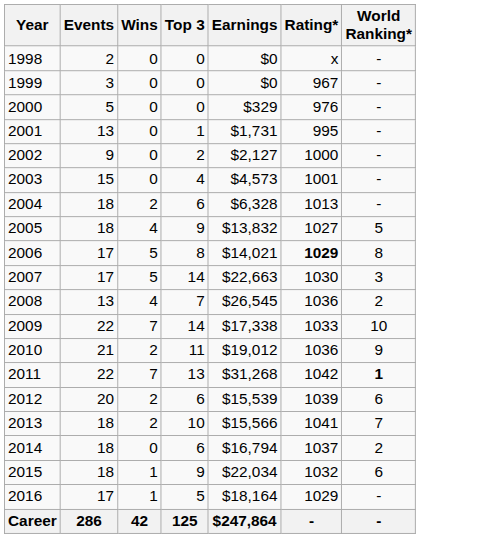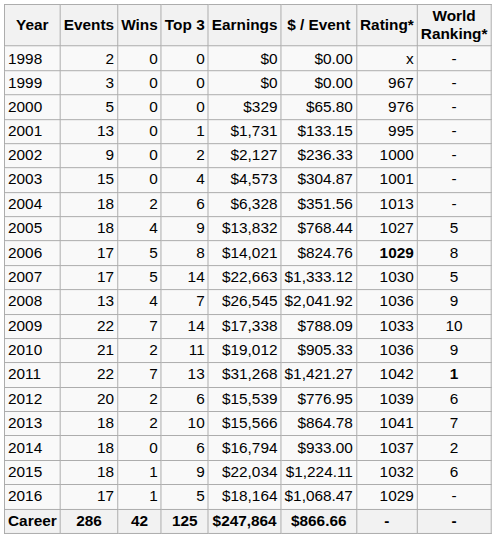+ column: (319, 25)
(379, 277) 3 -> (454, 277) 5
(379, 301) 2 -> (454, 301) 9
